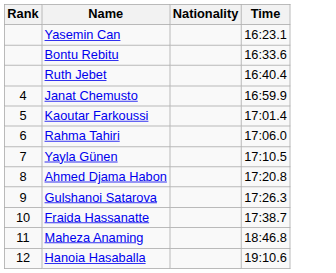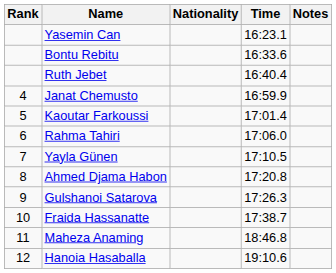+ column: (311, 14)
